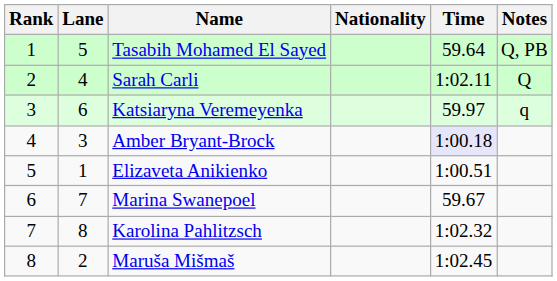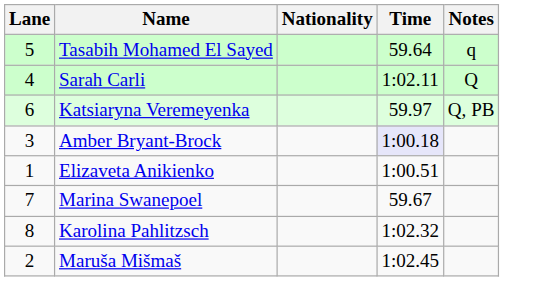- column: (31, 19)
(524, 49) Q, PB -> (471, 49) q
(524, 110) q -> (471, 110) Q, PB
